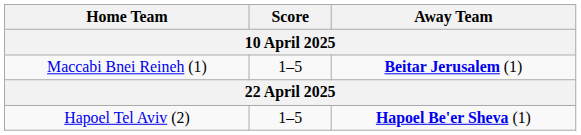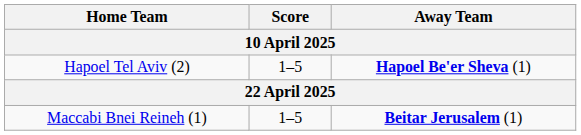rows swapped: (127, 67) <-> (127, 117)
